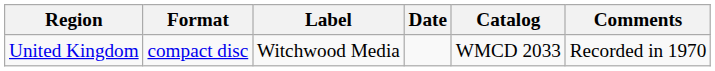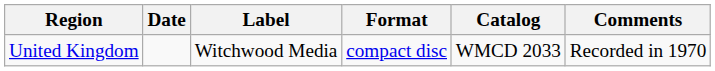columns swapped: (428, 19) <-> (198, 19)
